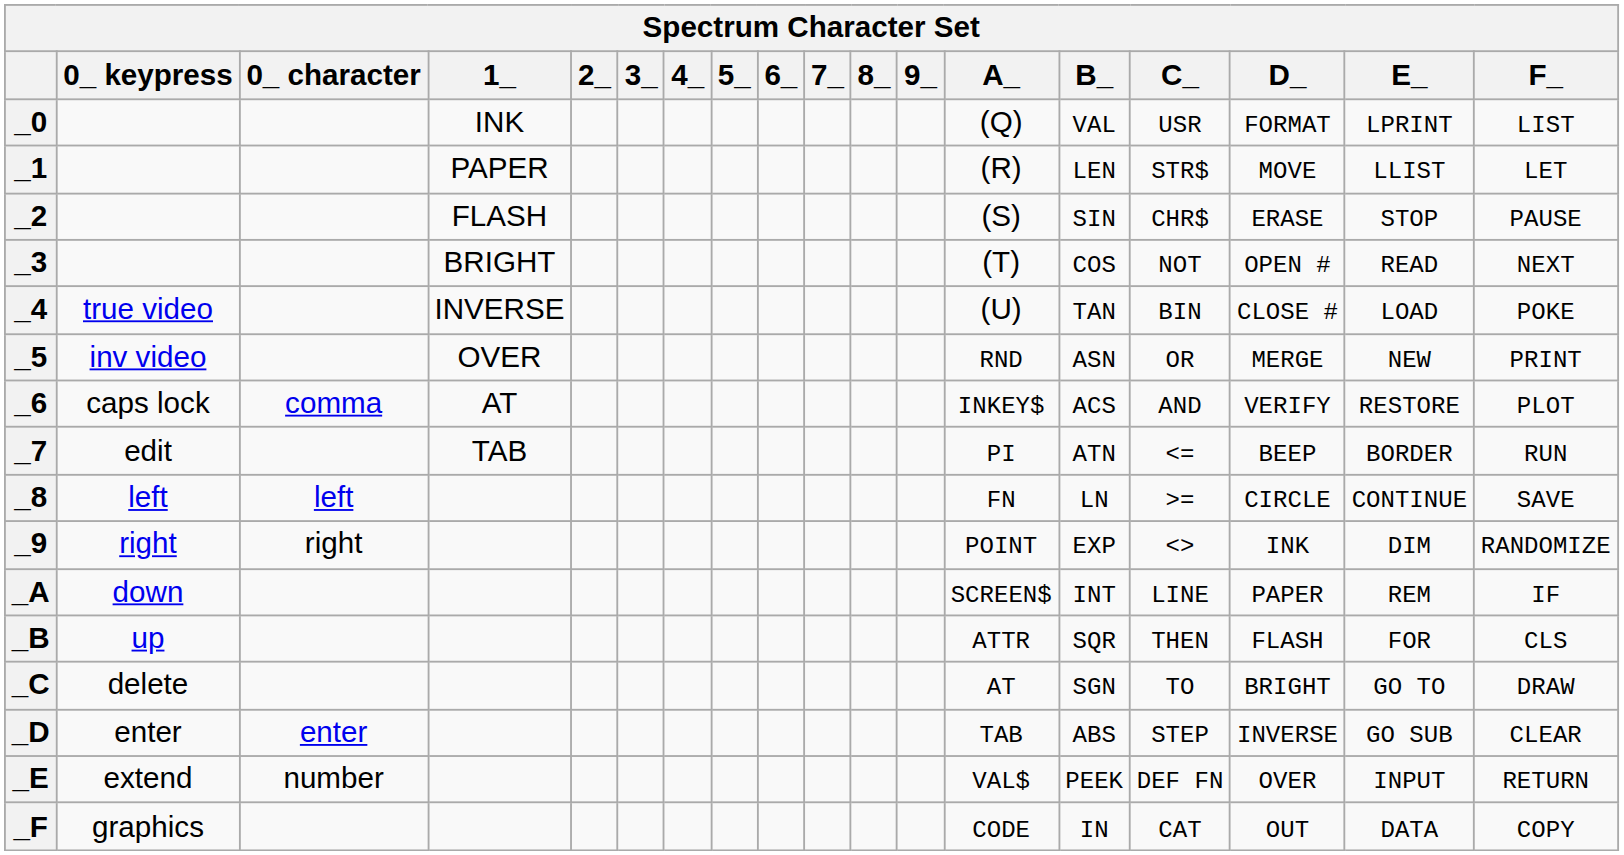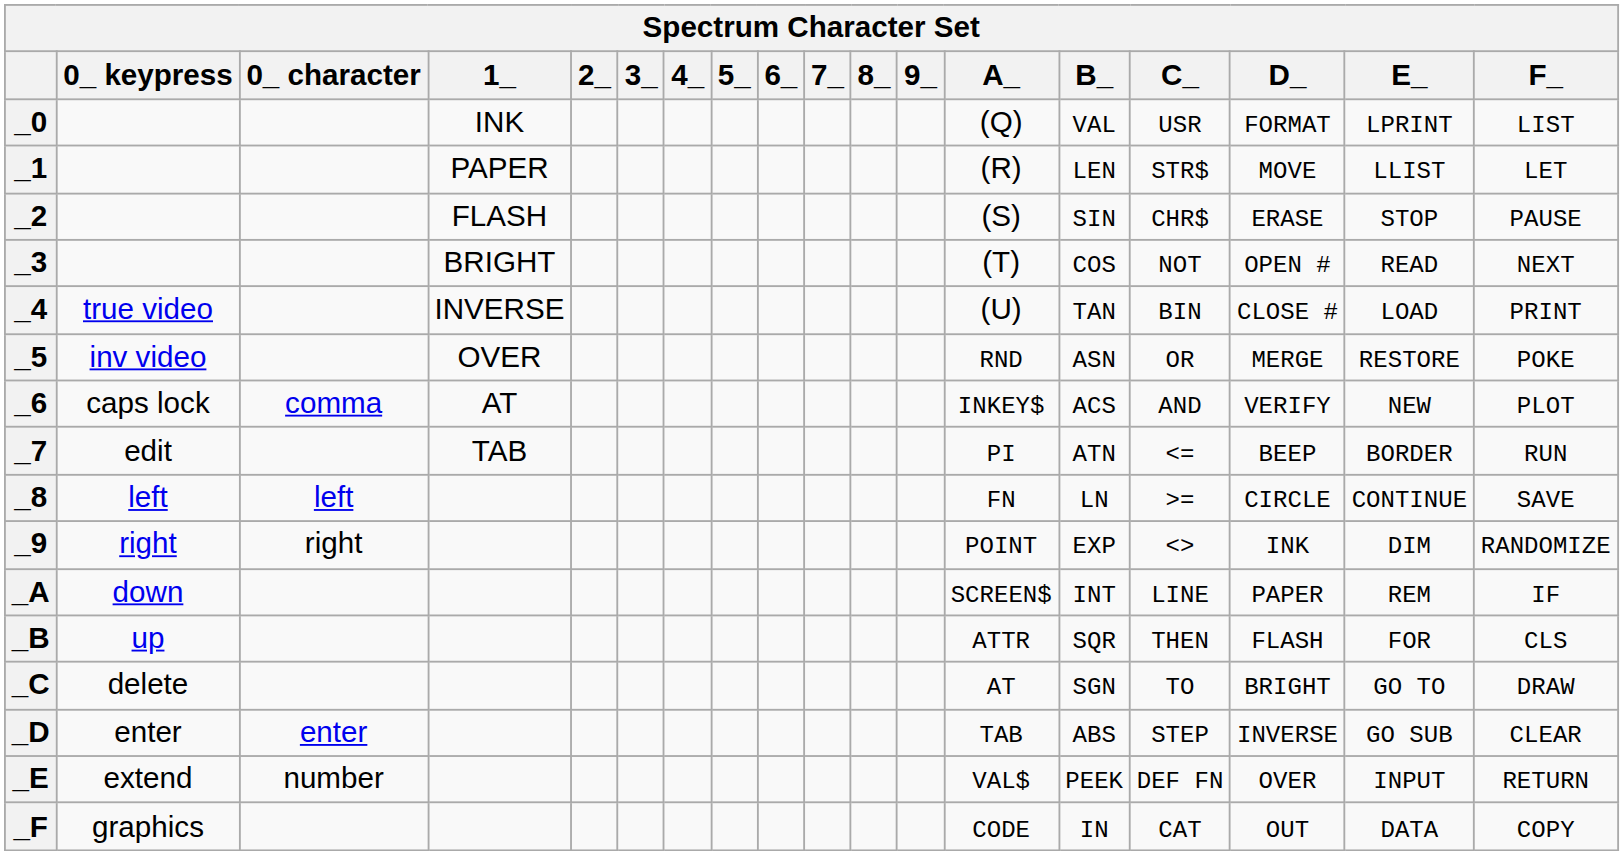(1546, 313) POKE -> (1546, 313) PRINT
(1409, 360) NEW -> (1409, 360) RESTORE
(1546, 360) PRINT -> (1546, 360) POKE
(1409, 407) RESTORE -> (1409, 407) NEW
